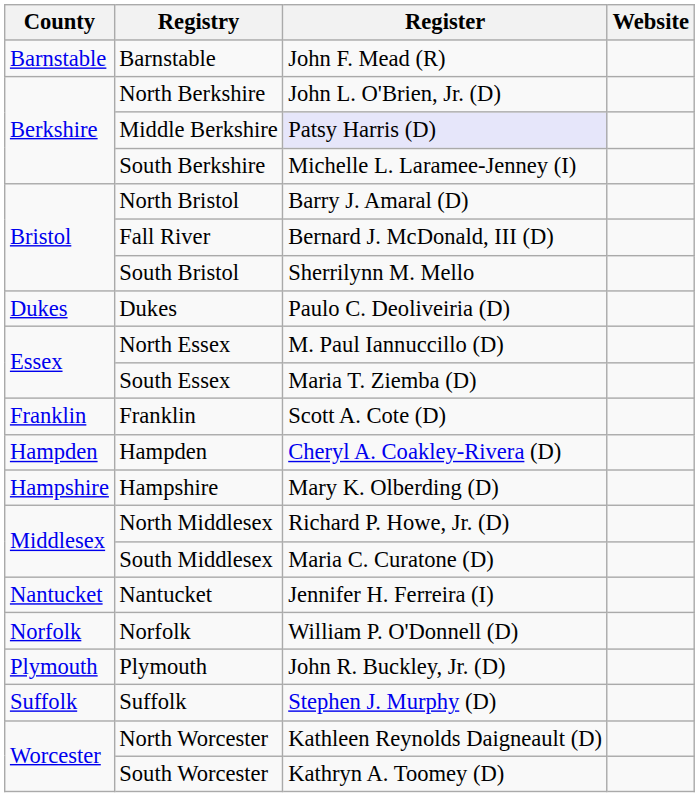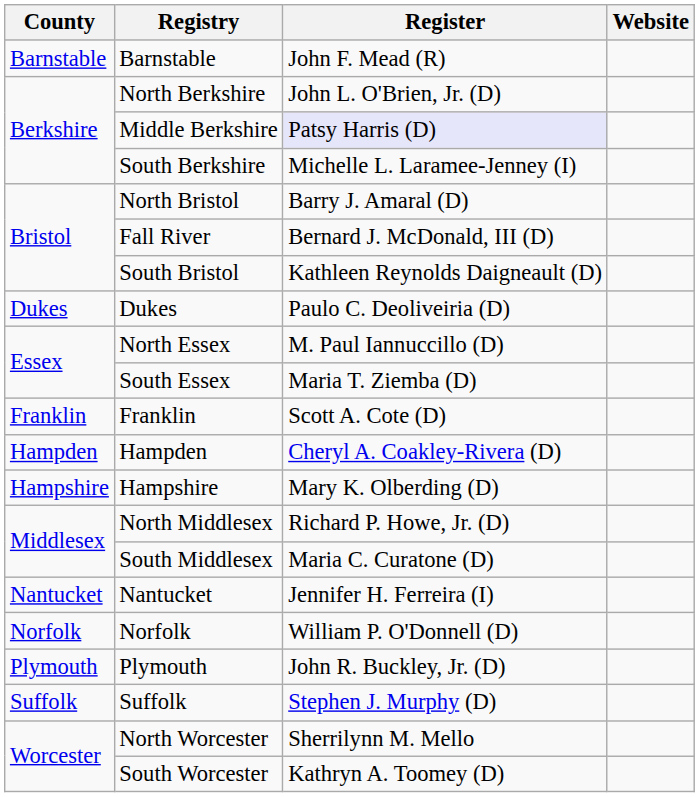(381, 272) Sherrilynn M. Mello -> (445, 272) Kathleen Reynolds Daigneault (D)
(445, 737) Kathleen Reynolds Daigneault (D) -> (381, 737) Sherrilynn M. Mello
